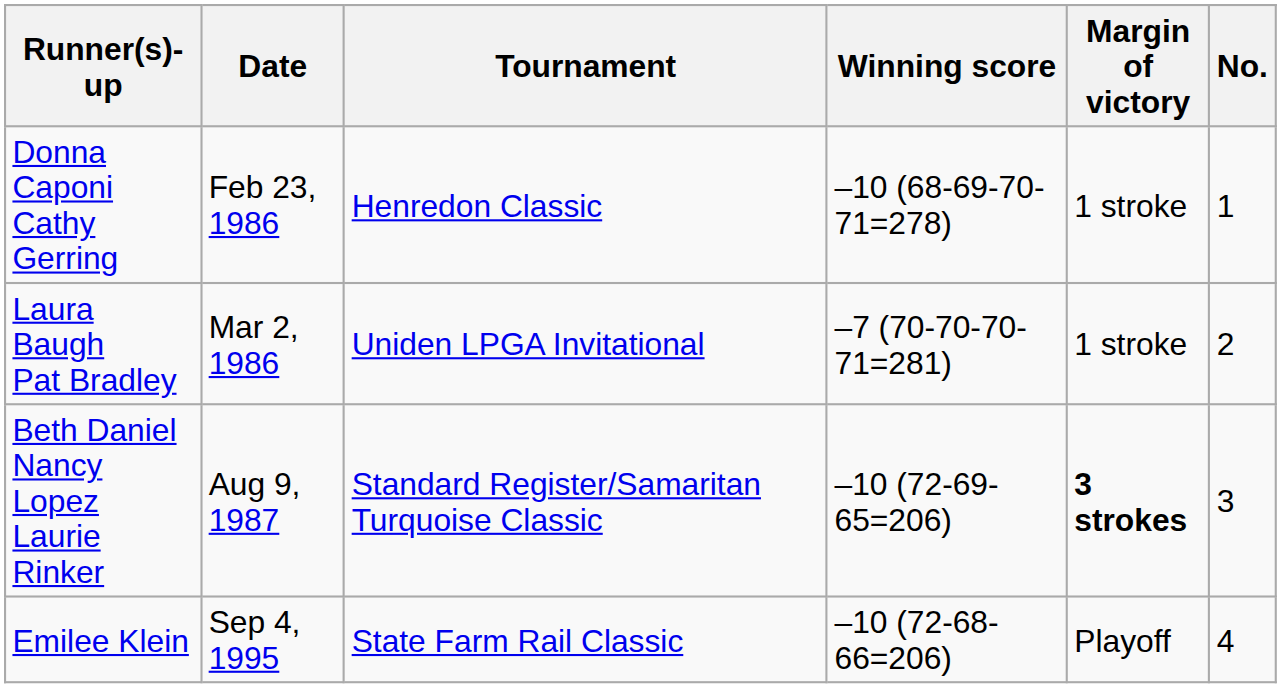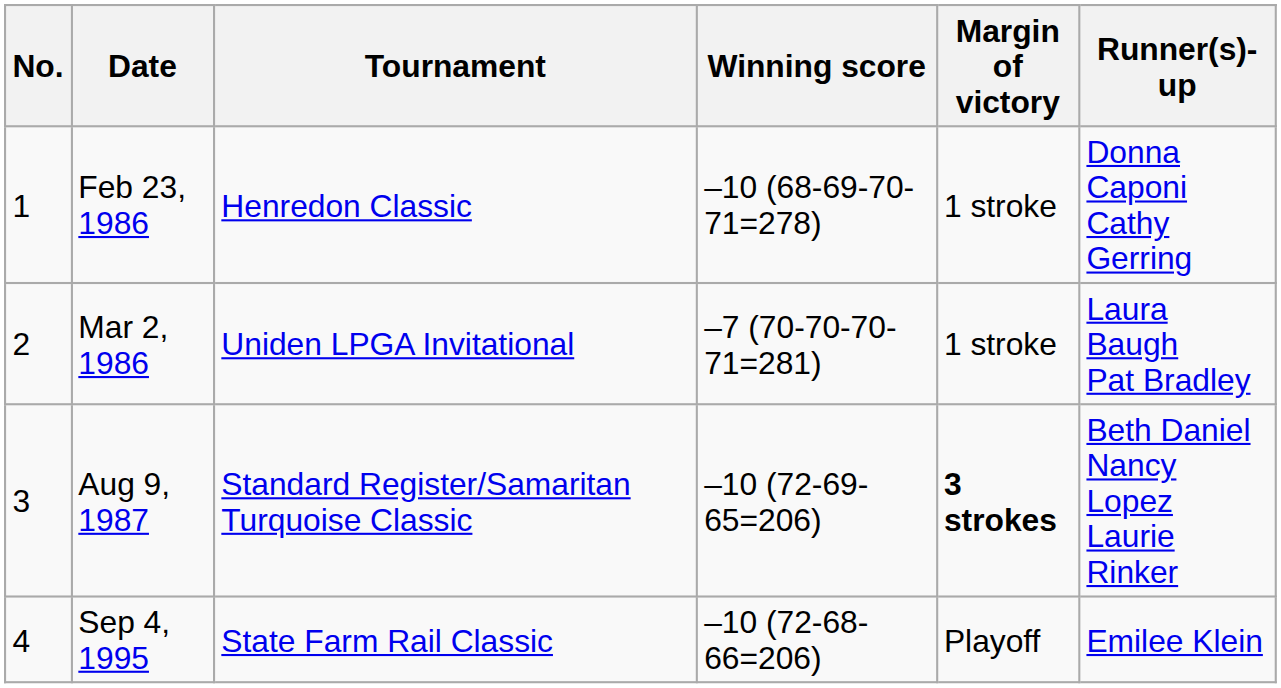columns swapped: (1242, 66) <-> (103, 66)
